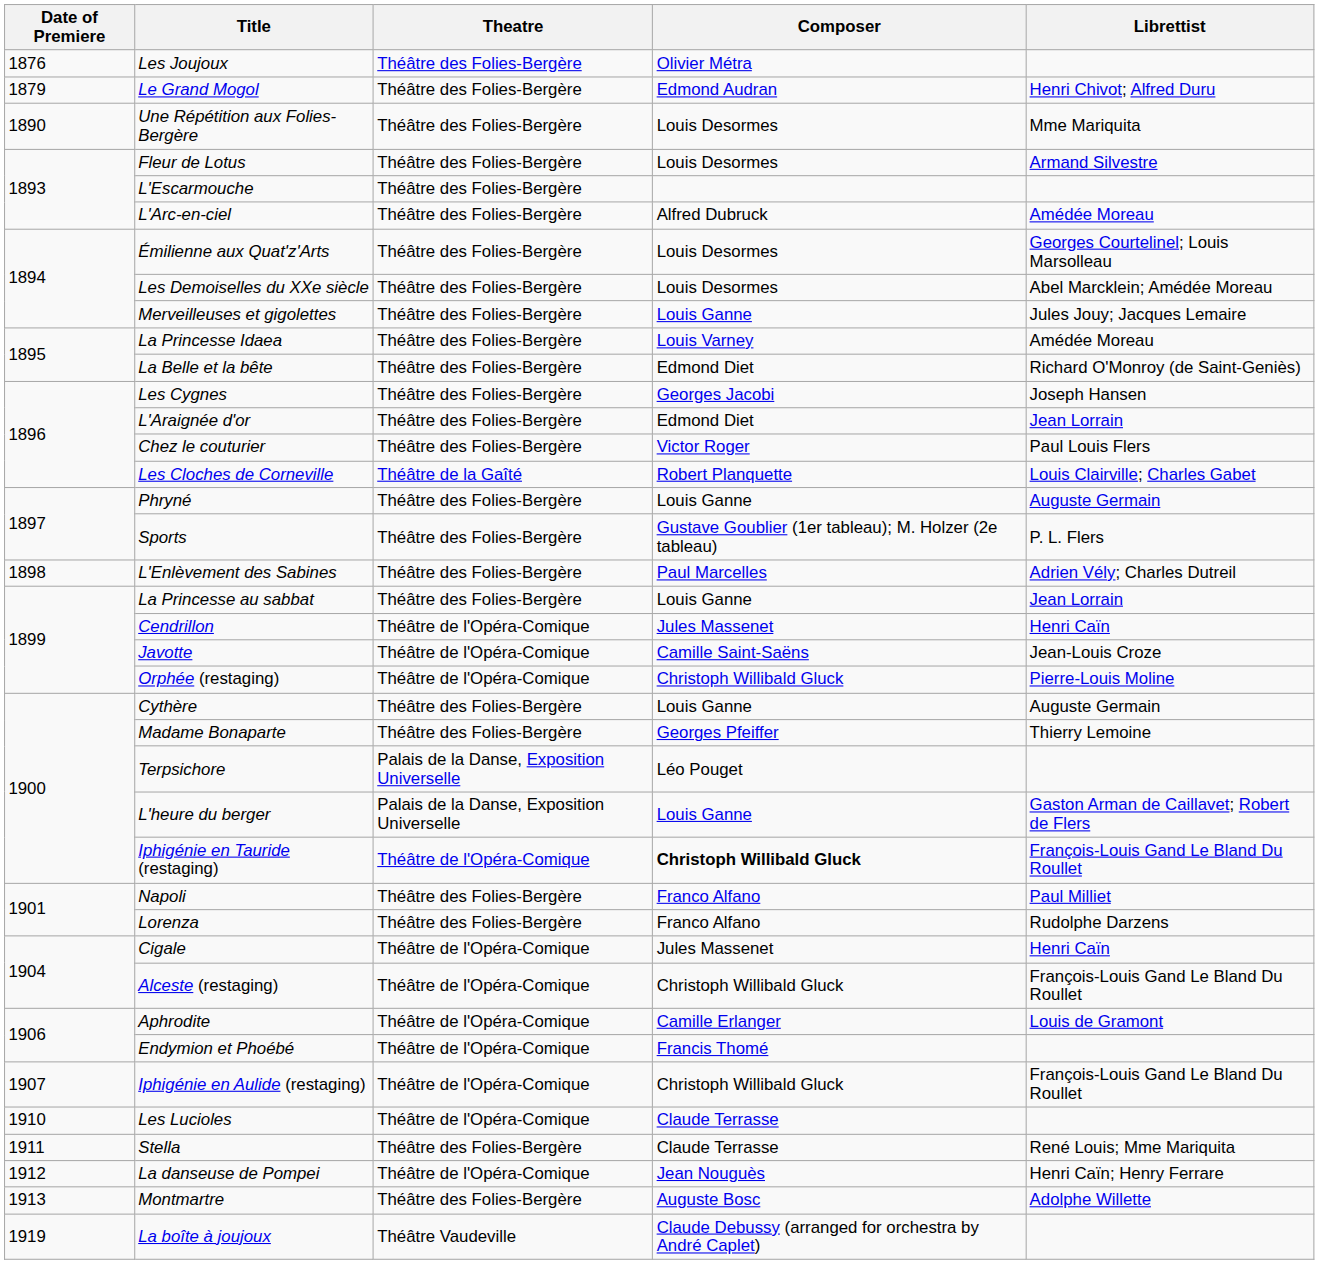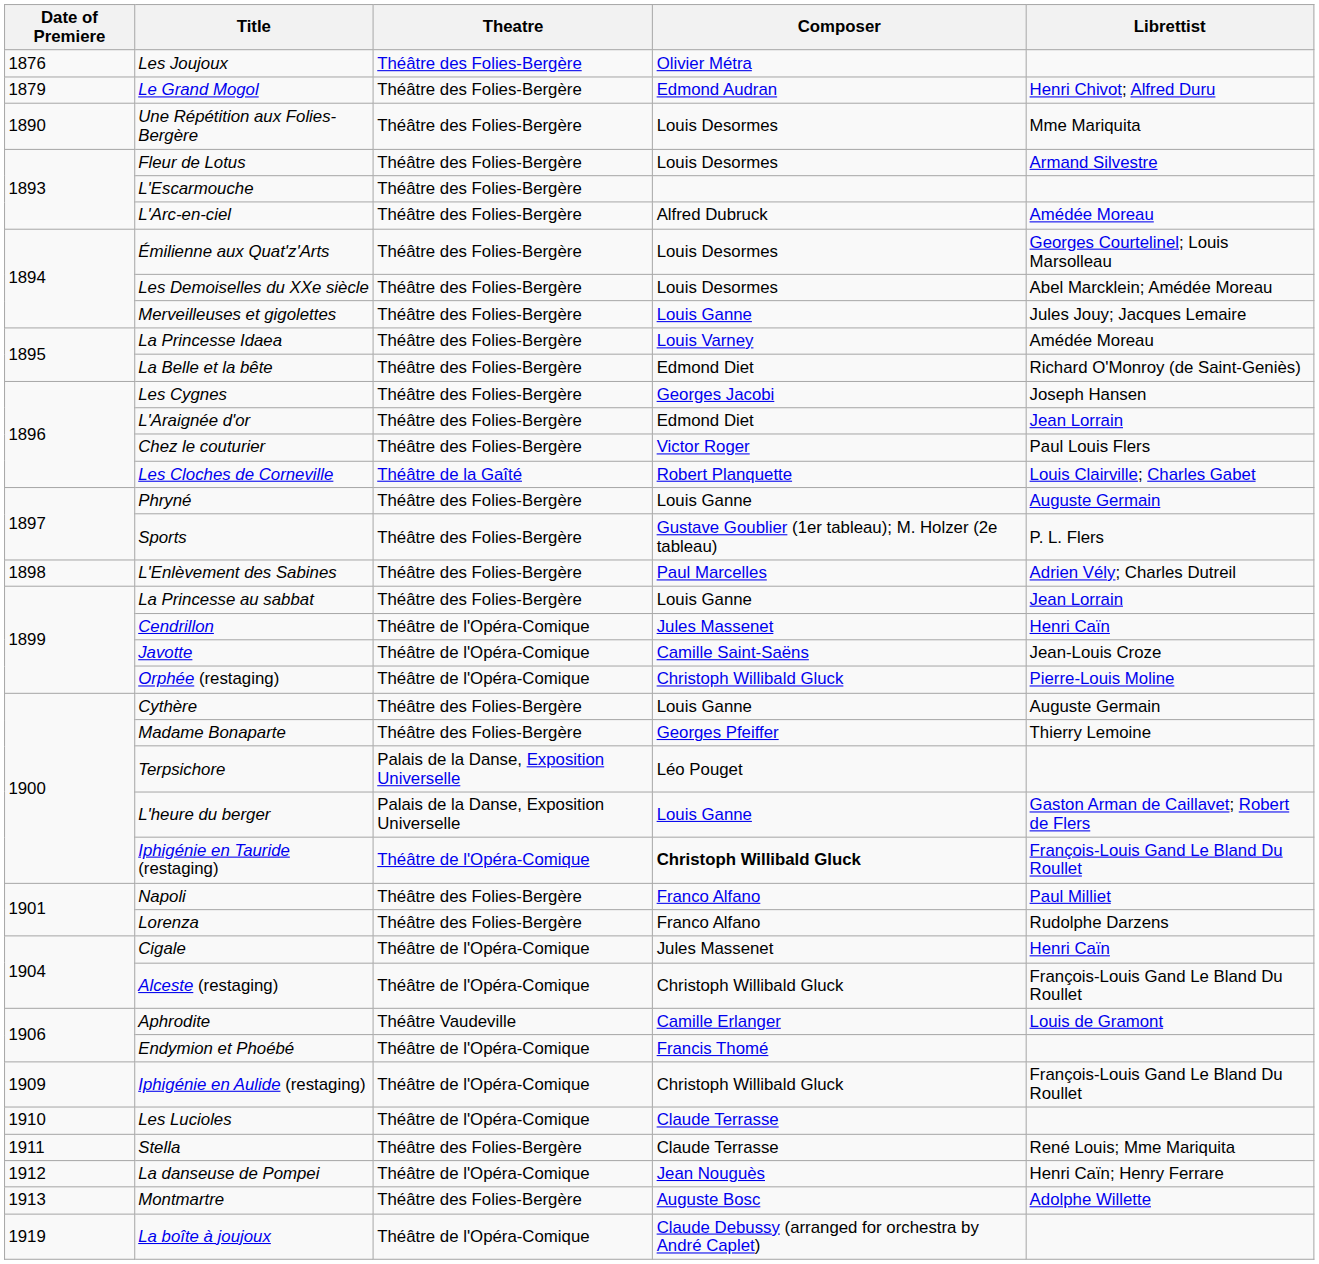(483, 1021) Théâtre de l'Opéra-Comique -> (447, 1021) Théâtre Vaudeville
(27, 1084) 1907 -> (27, 1084) 1909
(447, 1236) Théâtre Vaudeville -> (483, 1236) Théâtre de l'Opéra-Comique
